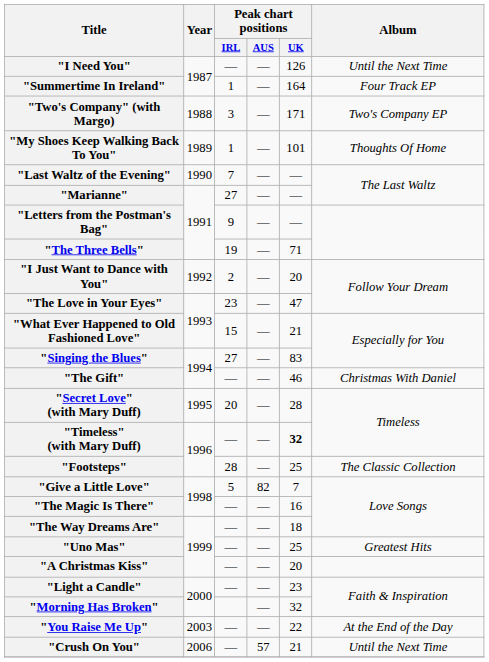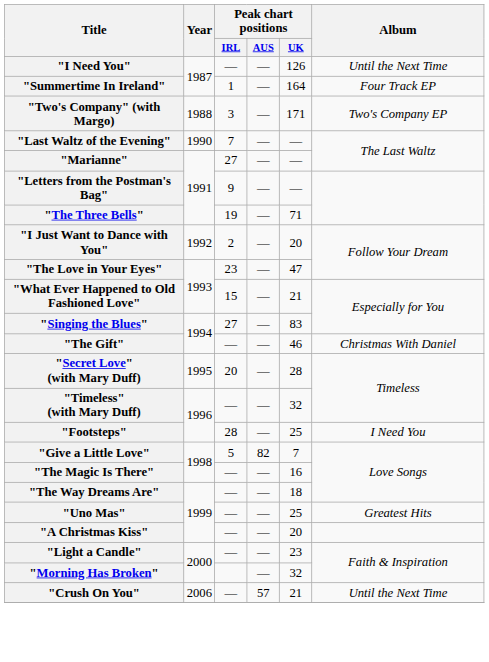- row: (94, 147)
(296, 439) bold -> (296, 405) normal
(398, 466) The Classic Collection -> (398, 432) I Need You
- row: (94, 627)
